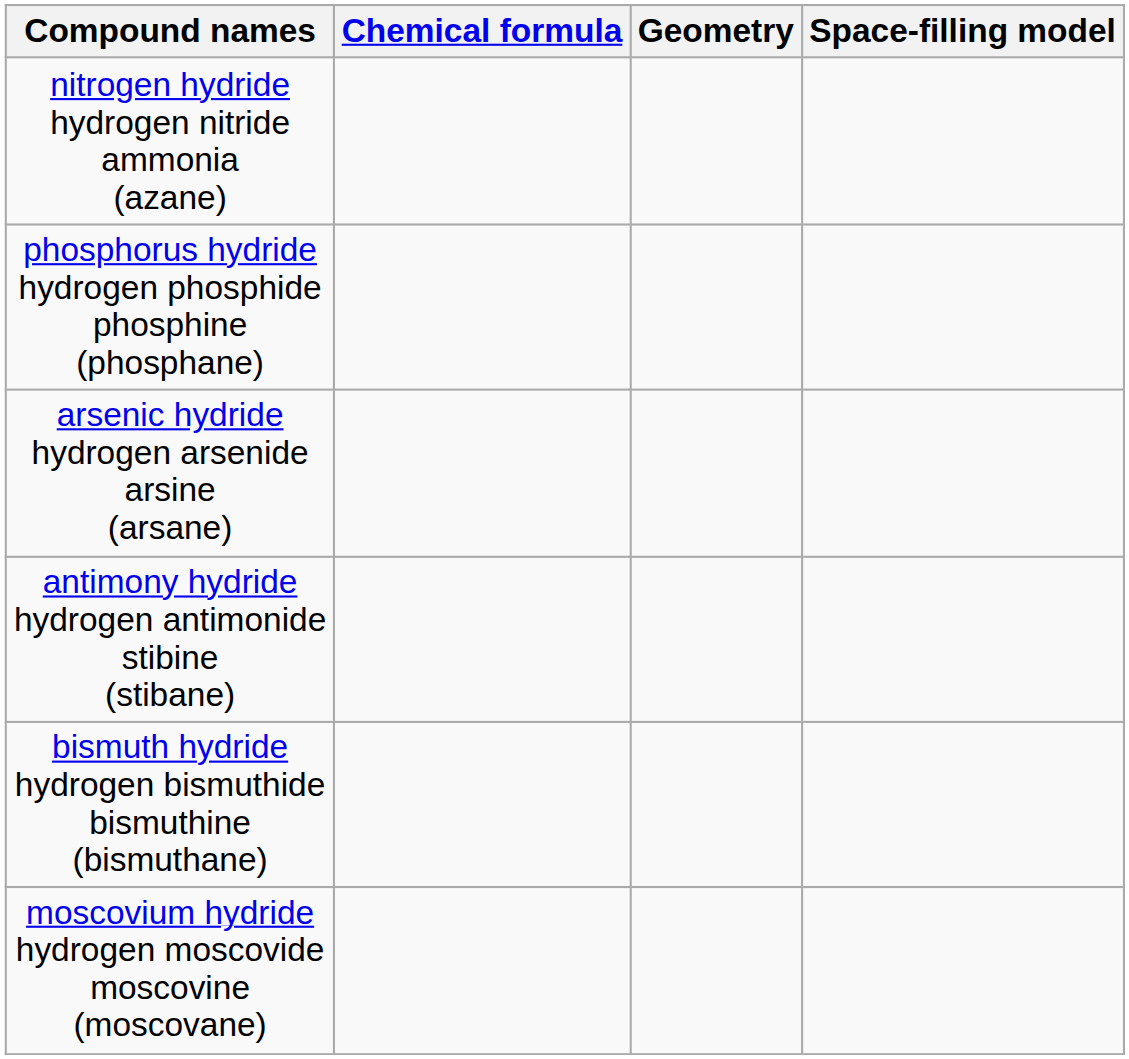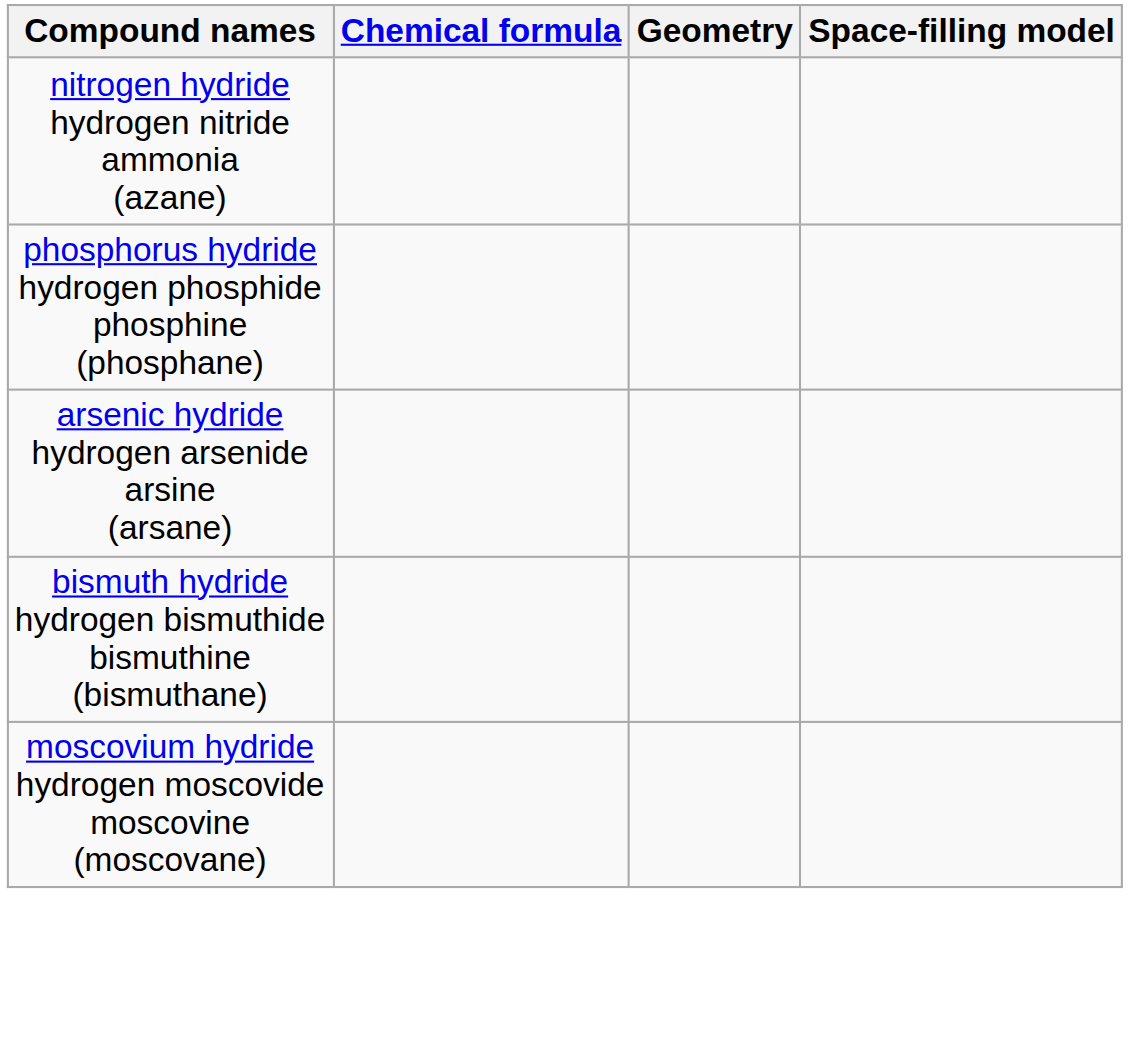- row: (170, 638)
